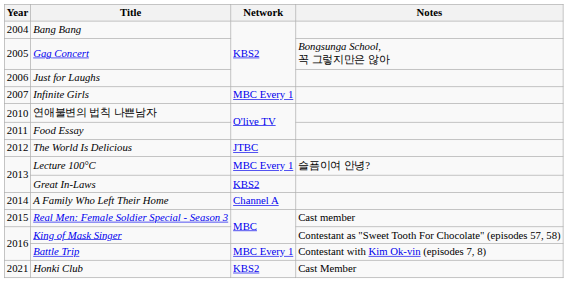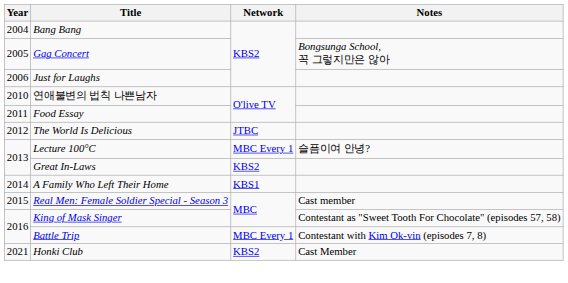- row: (61, 95)
(256, 201) Channel A -> (246, 184) KBS1
